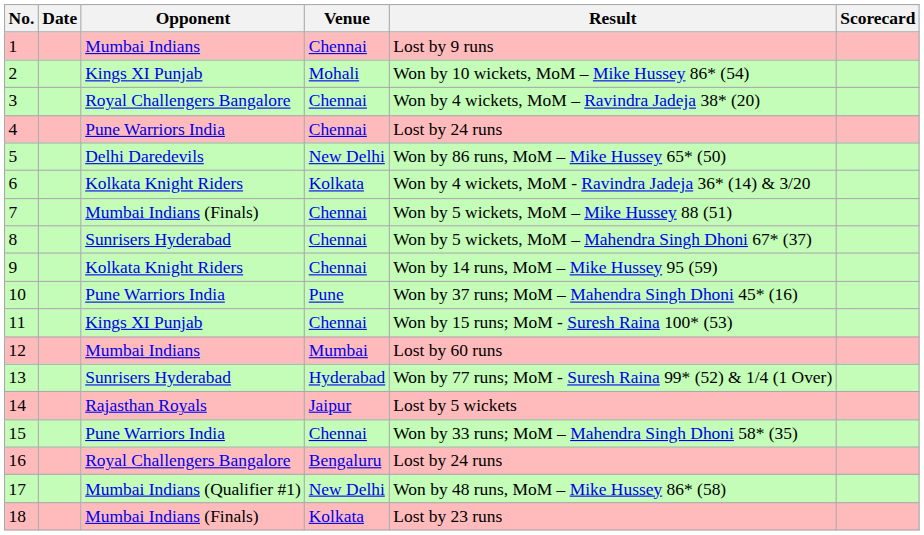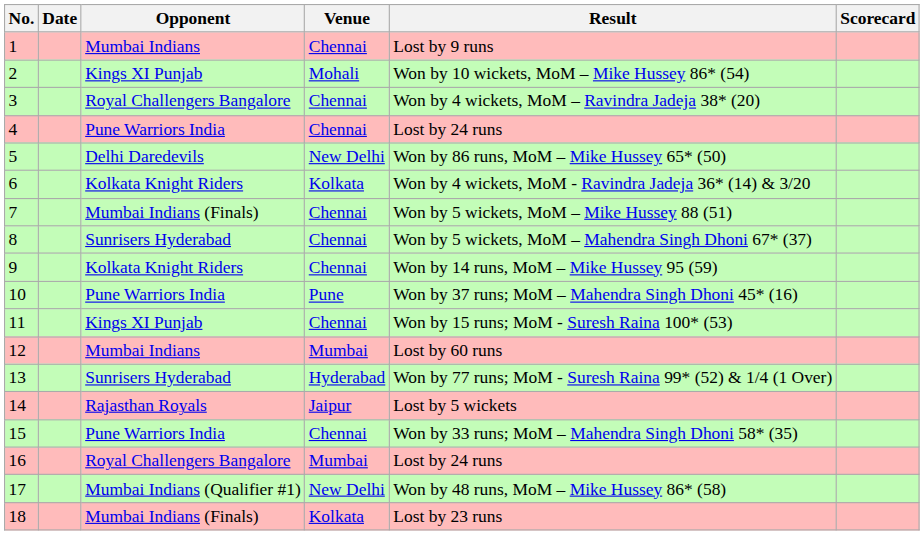(345, 460) Bengaluru -> (338, 460) Mumbai
